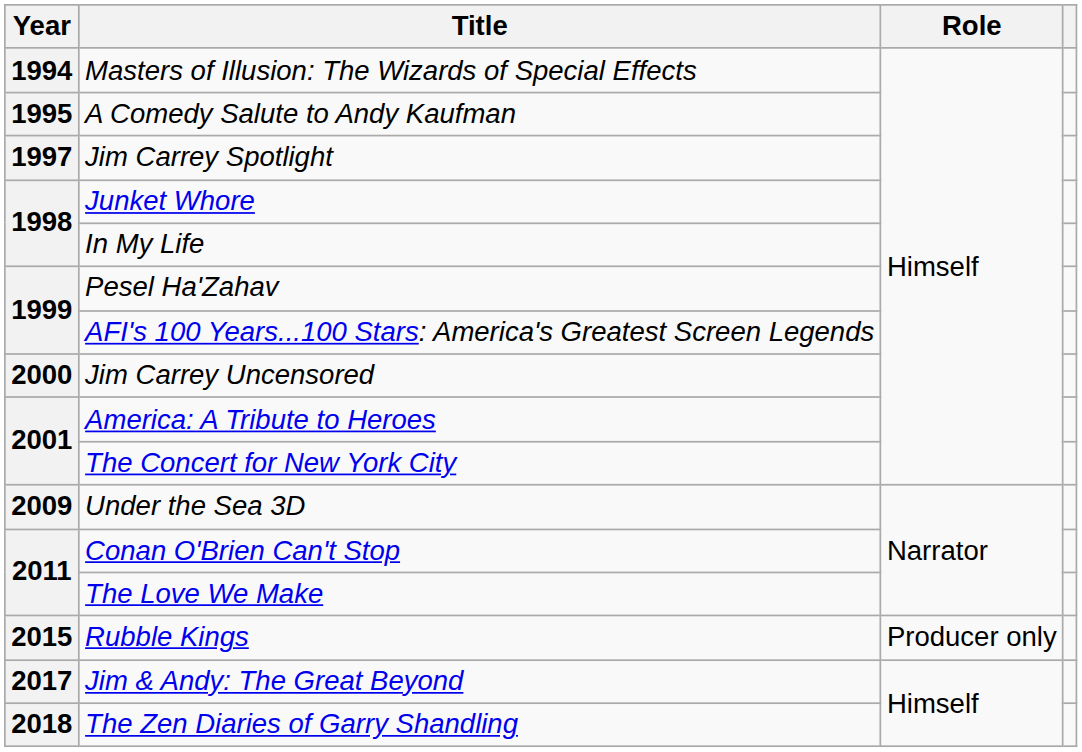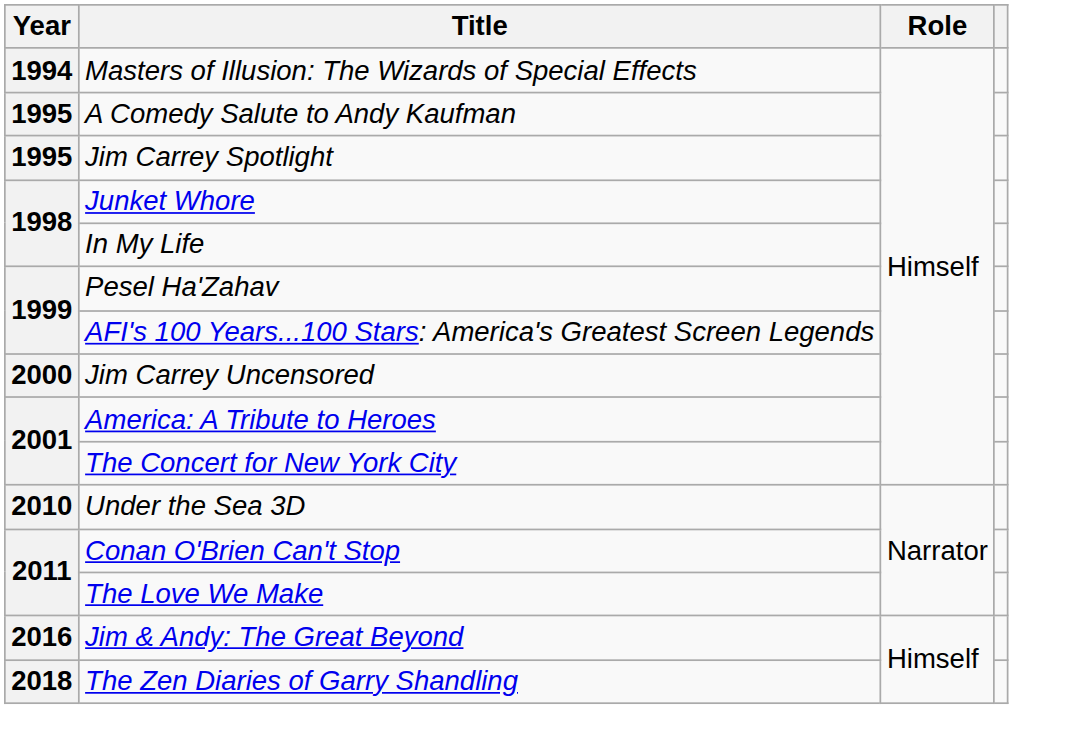(42, 157) 1997 -> (42, 157) 1995
(42, 506) 2009 -> (42, 506) 2010
- row: (167, 637)
(42, 680) 2017 -> (42, 637) 2016
